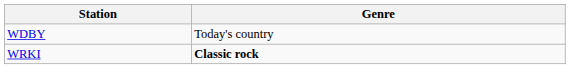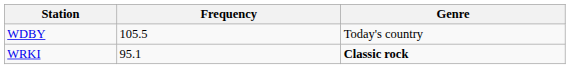+ column: (229, 14)
